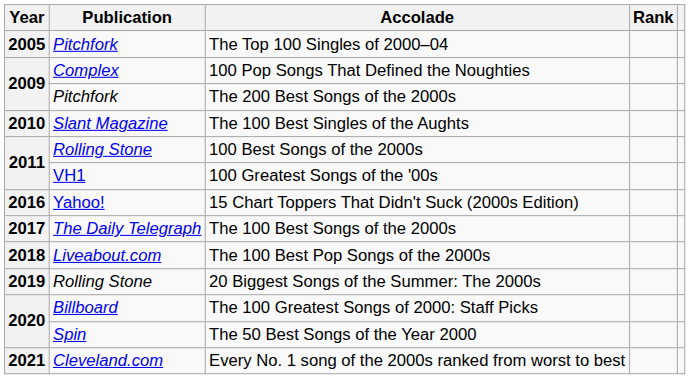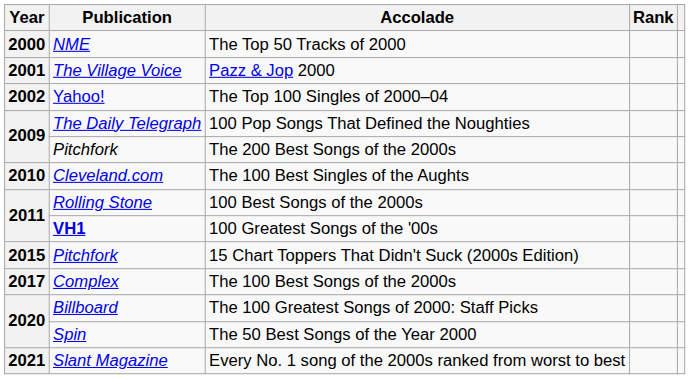+ row: (307, 44)
+ row: (272, 70)
(27, 44) 2005 -> (27, 96) 2002
(85, 44) Pitchfork -> (79, 96) Yahoo!
(86, 70) Complex -> (127, 123) The Daily Telegraph
(110, 123) Slant Magazine -> (108, 176) Cleveland.com
(69, 176) normal -> (69, 228) bold
(27, 202) 2016 -> (27, 255) 2015
(79, 202) Yahoo! -> (85, 255) Pitchfork
(127, 228) The Daily Telegraph -> (86, 281) Complex
- row: (350, 255)
- row: (375, 281)
(108, 360) Cleveland.com -> (110, 360) Slant Magazine
